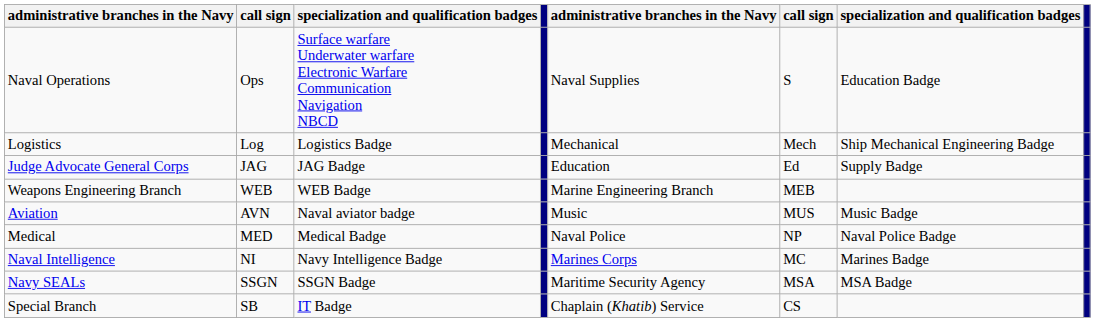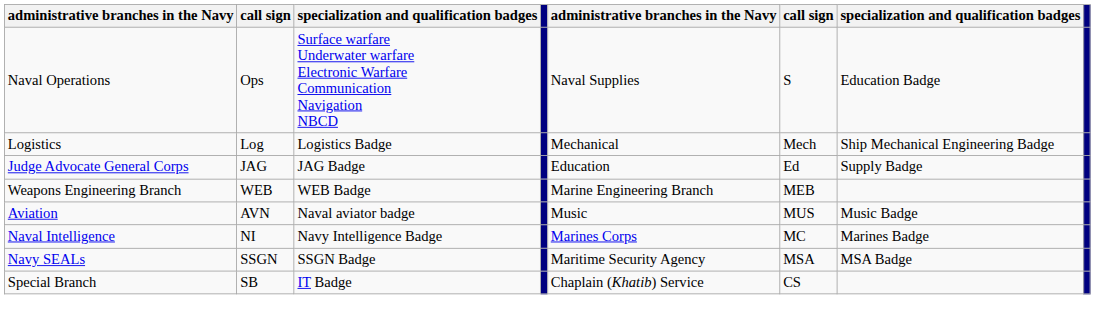- row: (32, 236)
